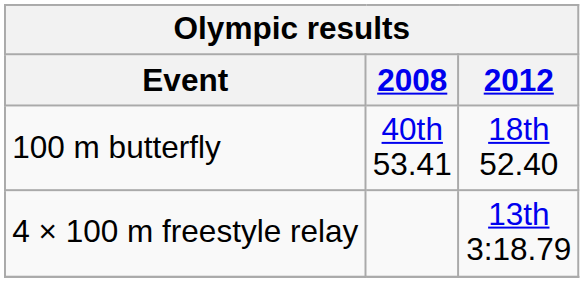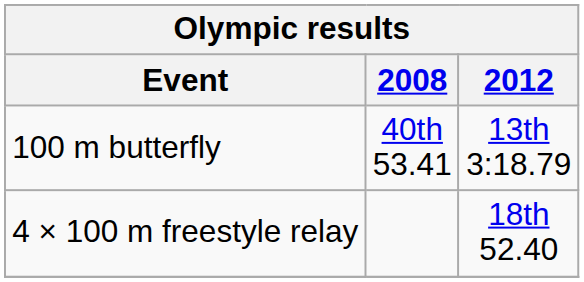(519, 147) 18th 52.40 -> (519, 147) 13th 3:18.79
(519, 232) 13th 3:18.79 -> (519, 232) 18th 52.40
